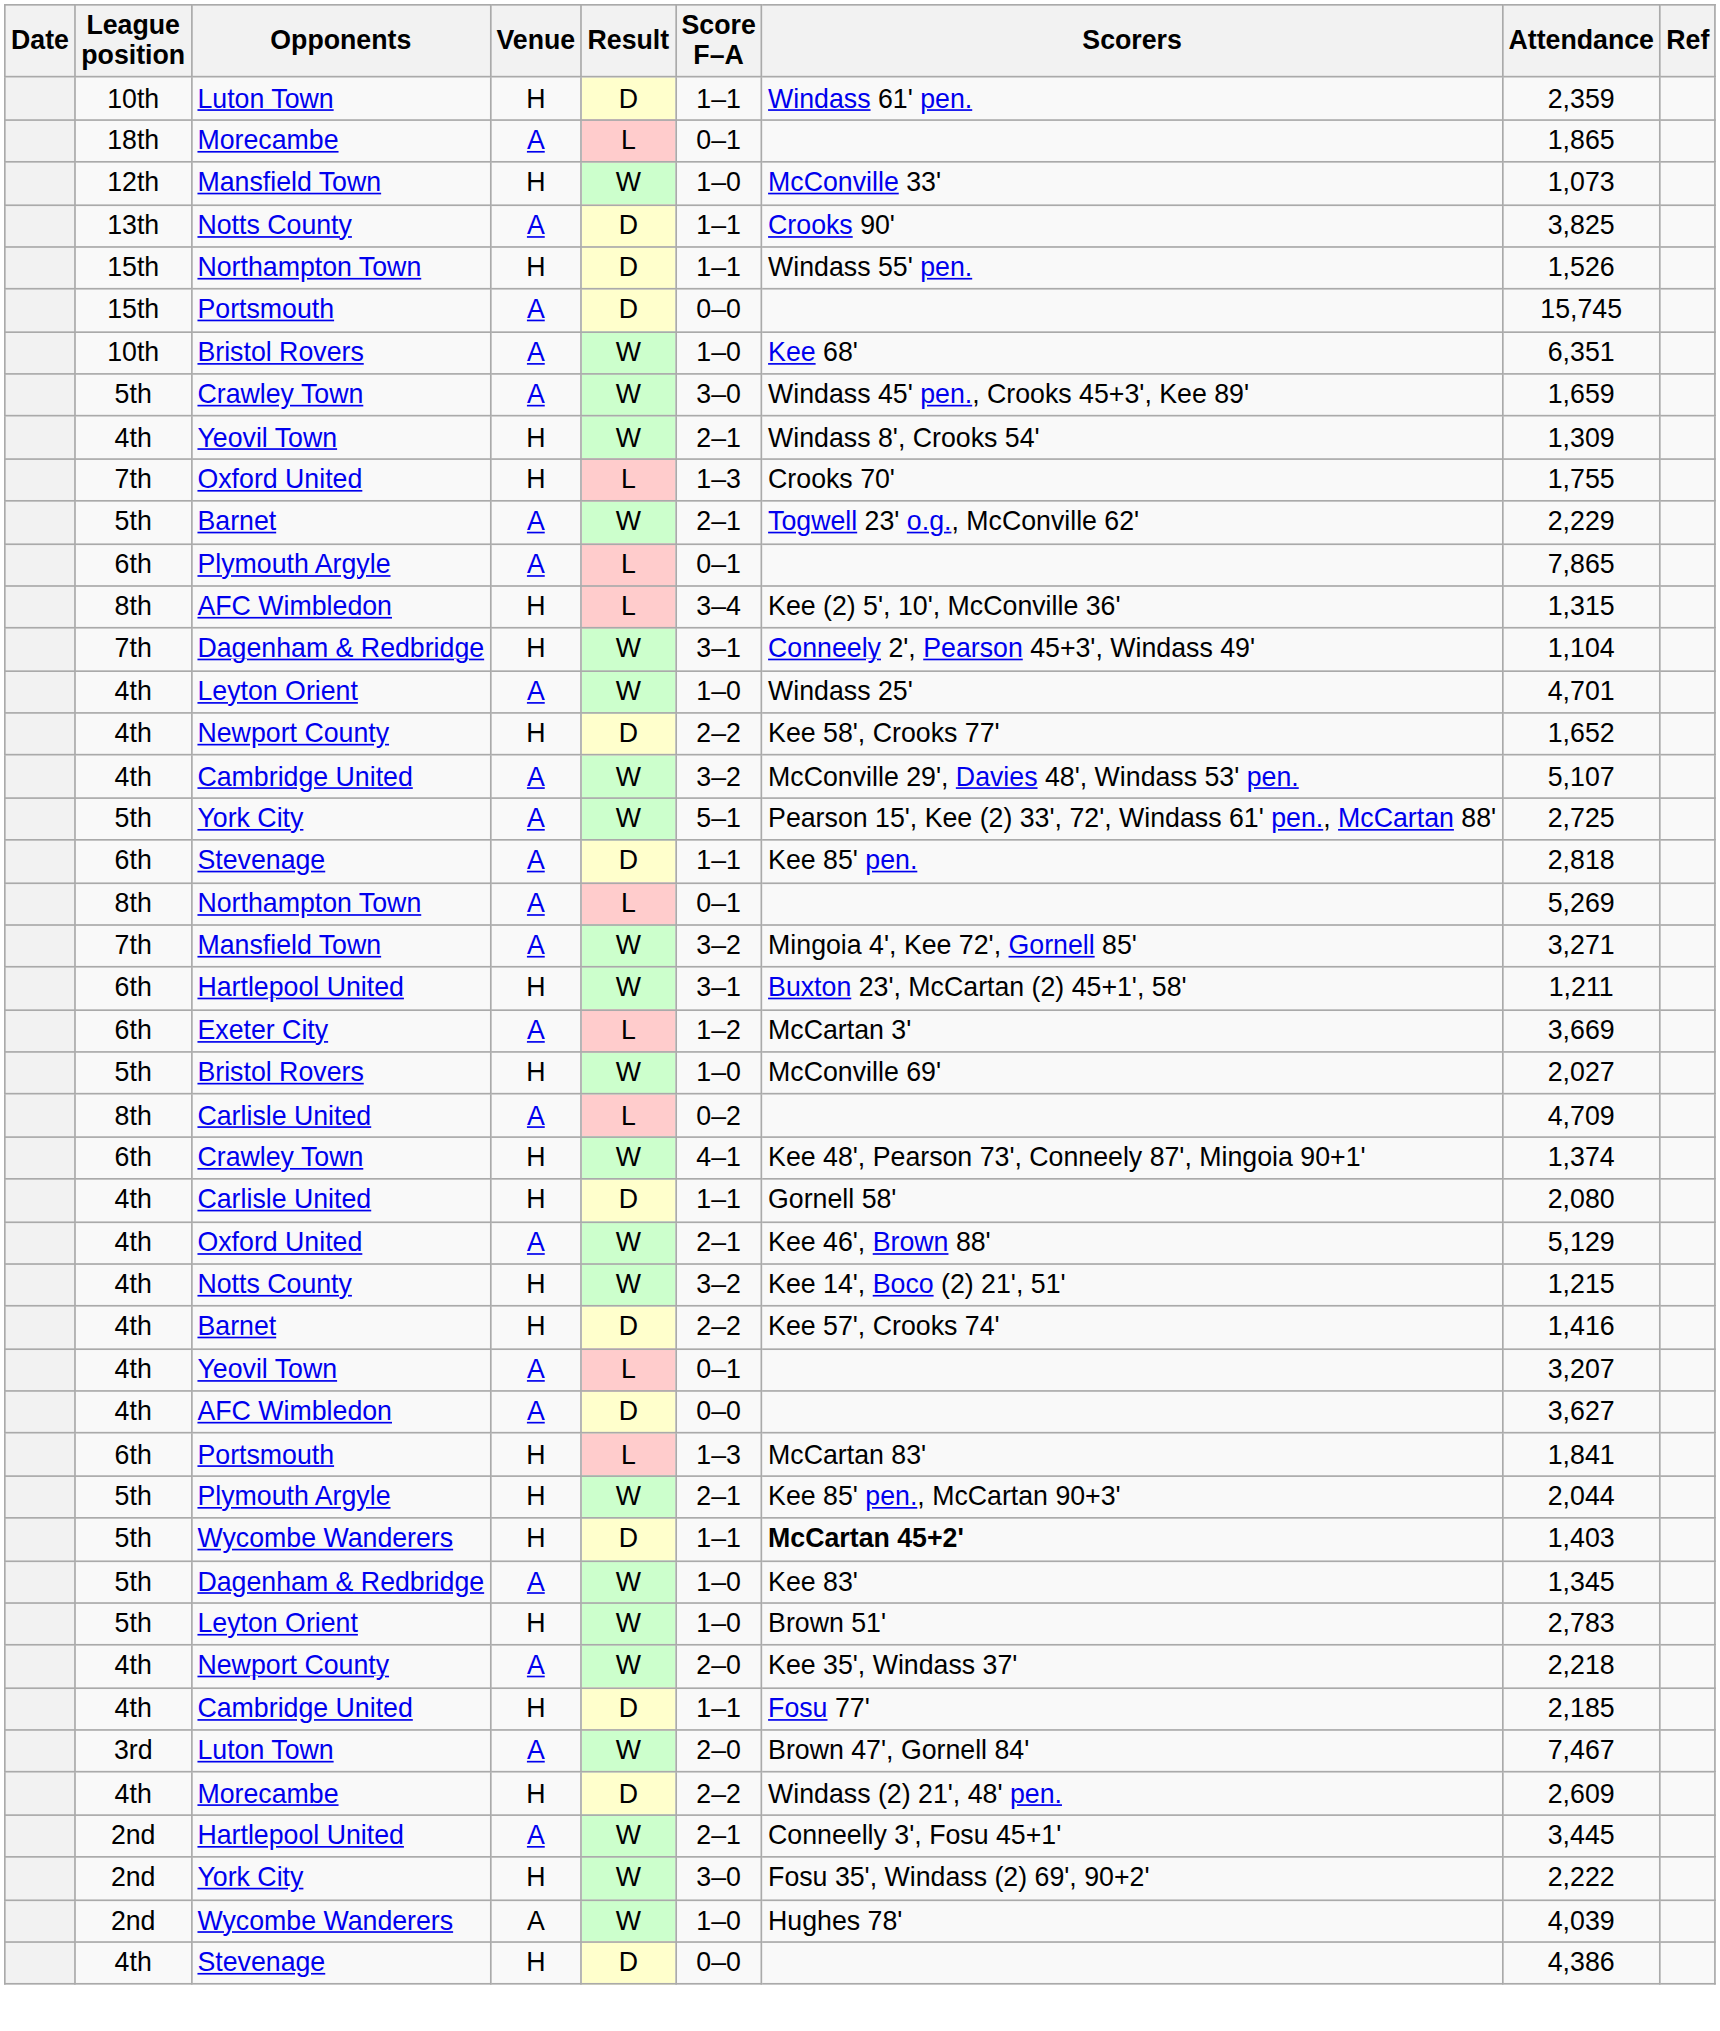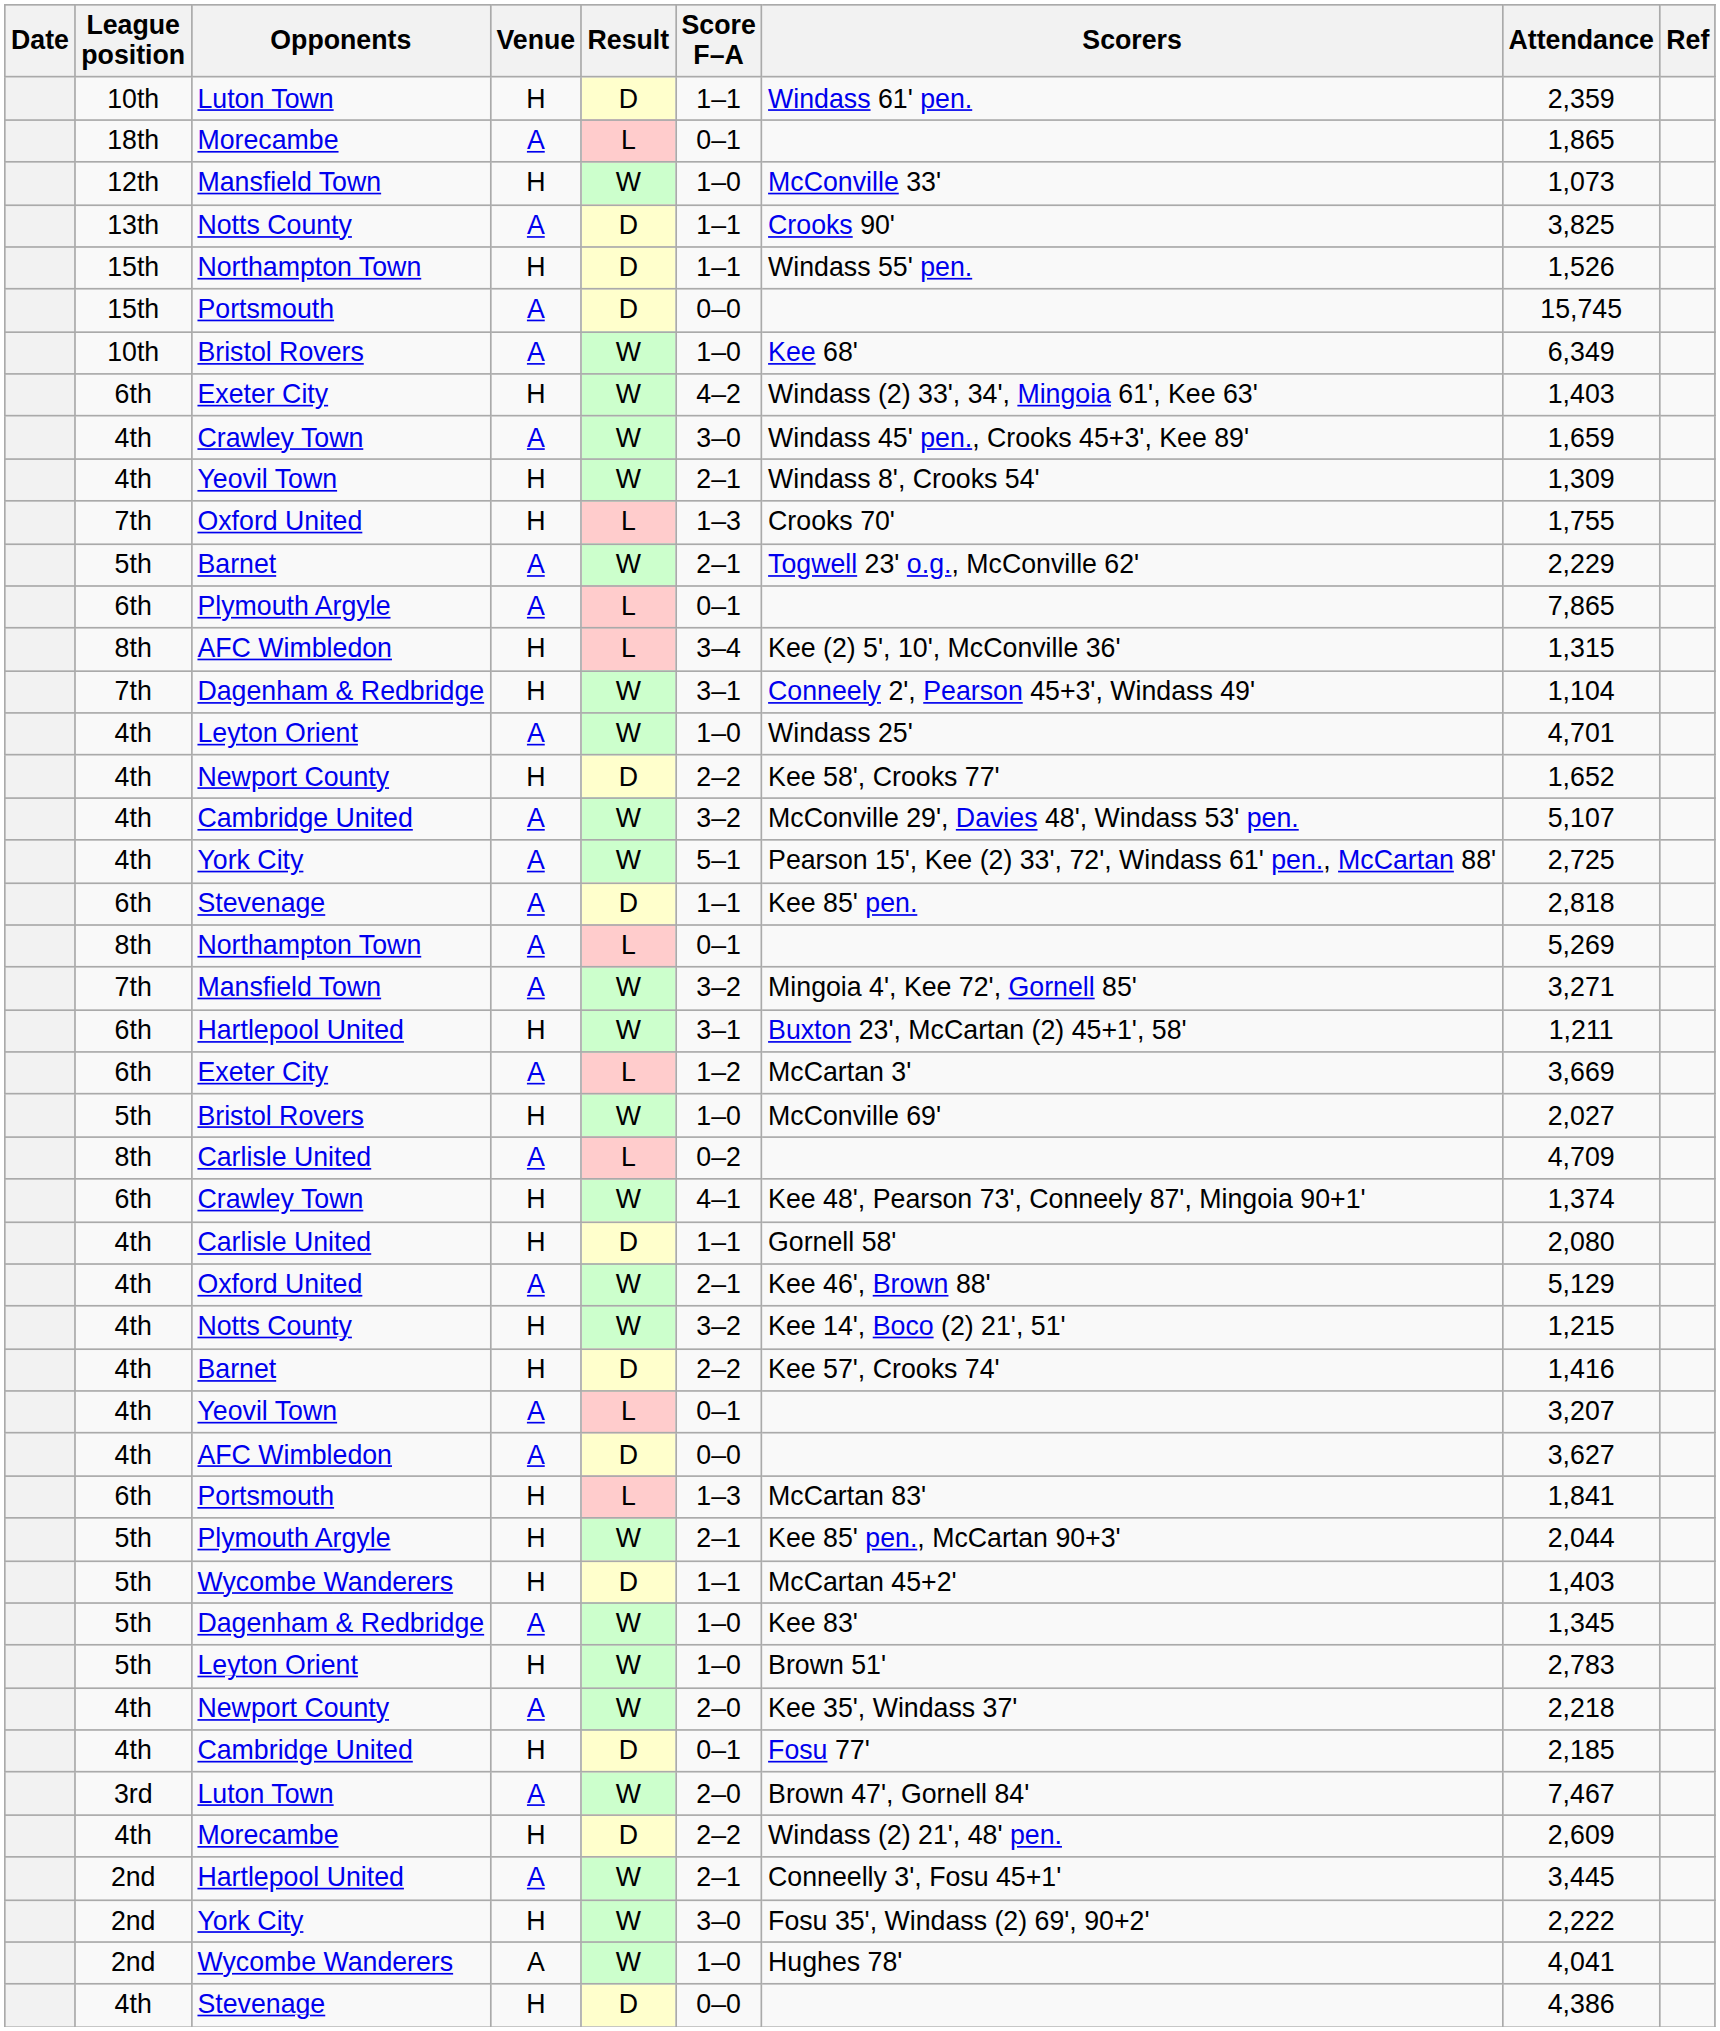(1581, 352) 6,351 -> (1581, 352) 6,349
+ row: (263, 394)
(133, 394) 5th -> (133, 437) 4th
(133, 818) 5th -> (133, 860) 4th
(866, 1538) bold -> (862, 1581) normal
(719, 1708) 1–1 -> (719, 1750) 0–1
(1581, 1920) 4,039 -> (1581, 1962) 4,041
